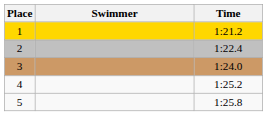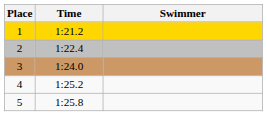columns swapped: (115, 13) <-> (228, 13)
